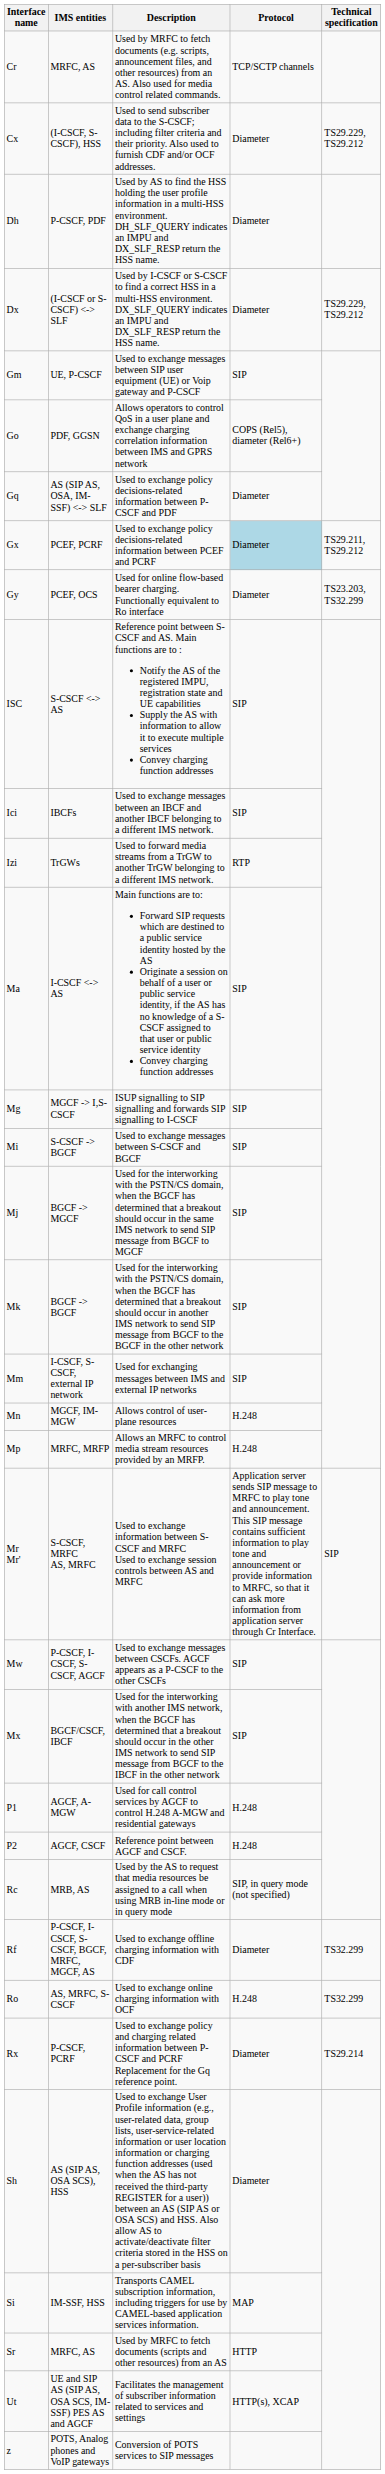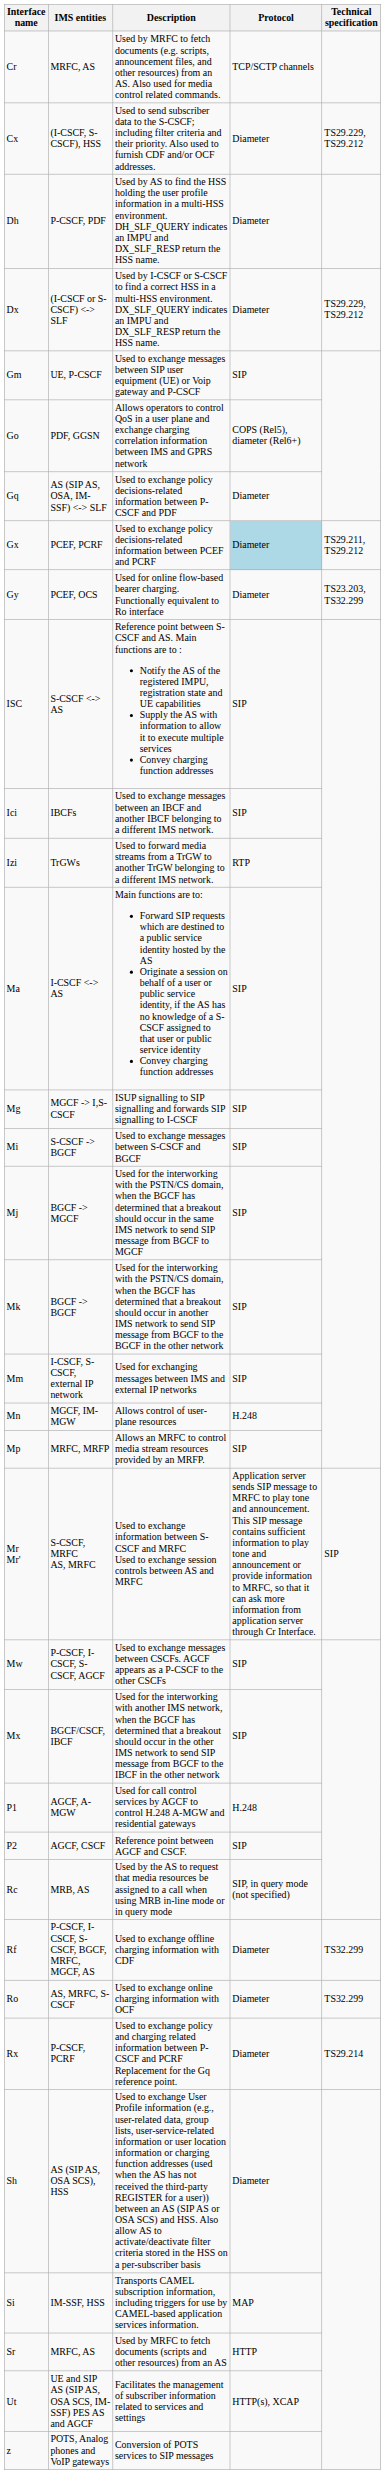(245, 1449) H.248 -> (239, 1449) SIP
(245, 1845) H.248 -> (239, 1845) SIP
(245, 1999) H.248 -> (251, 1999) Diameter
